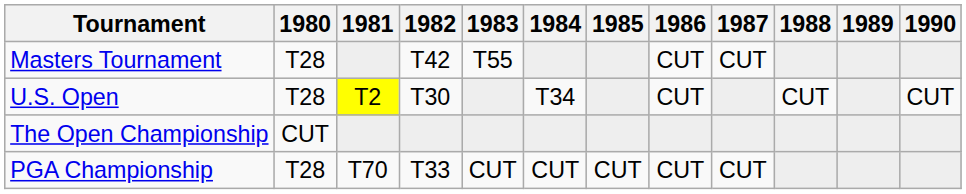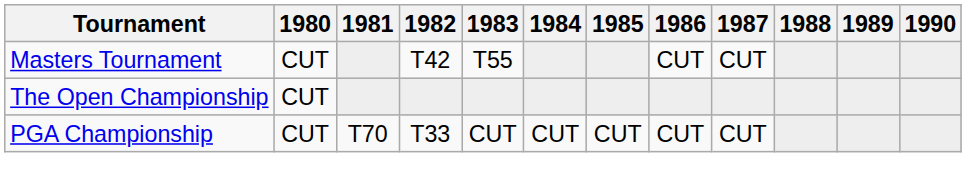(305, 60) T28 -> (305, 60) CUT
- row: (64, 97)
(305, 171) T28 -> (305, 134) CUT
